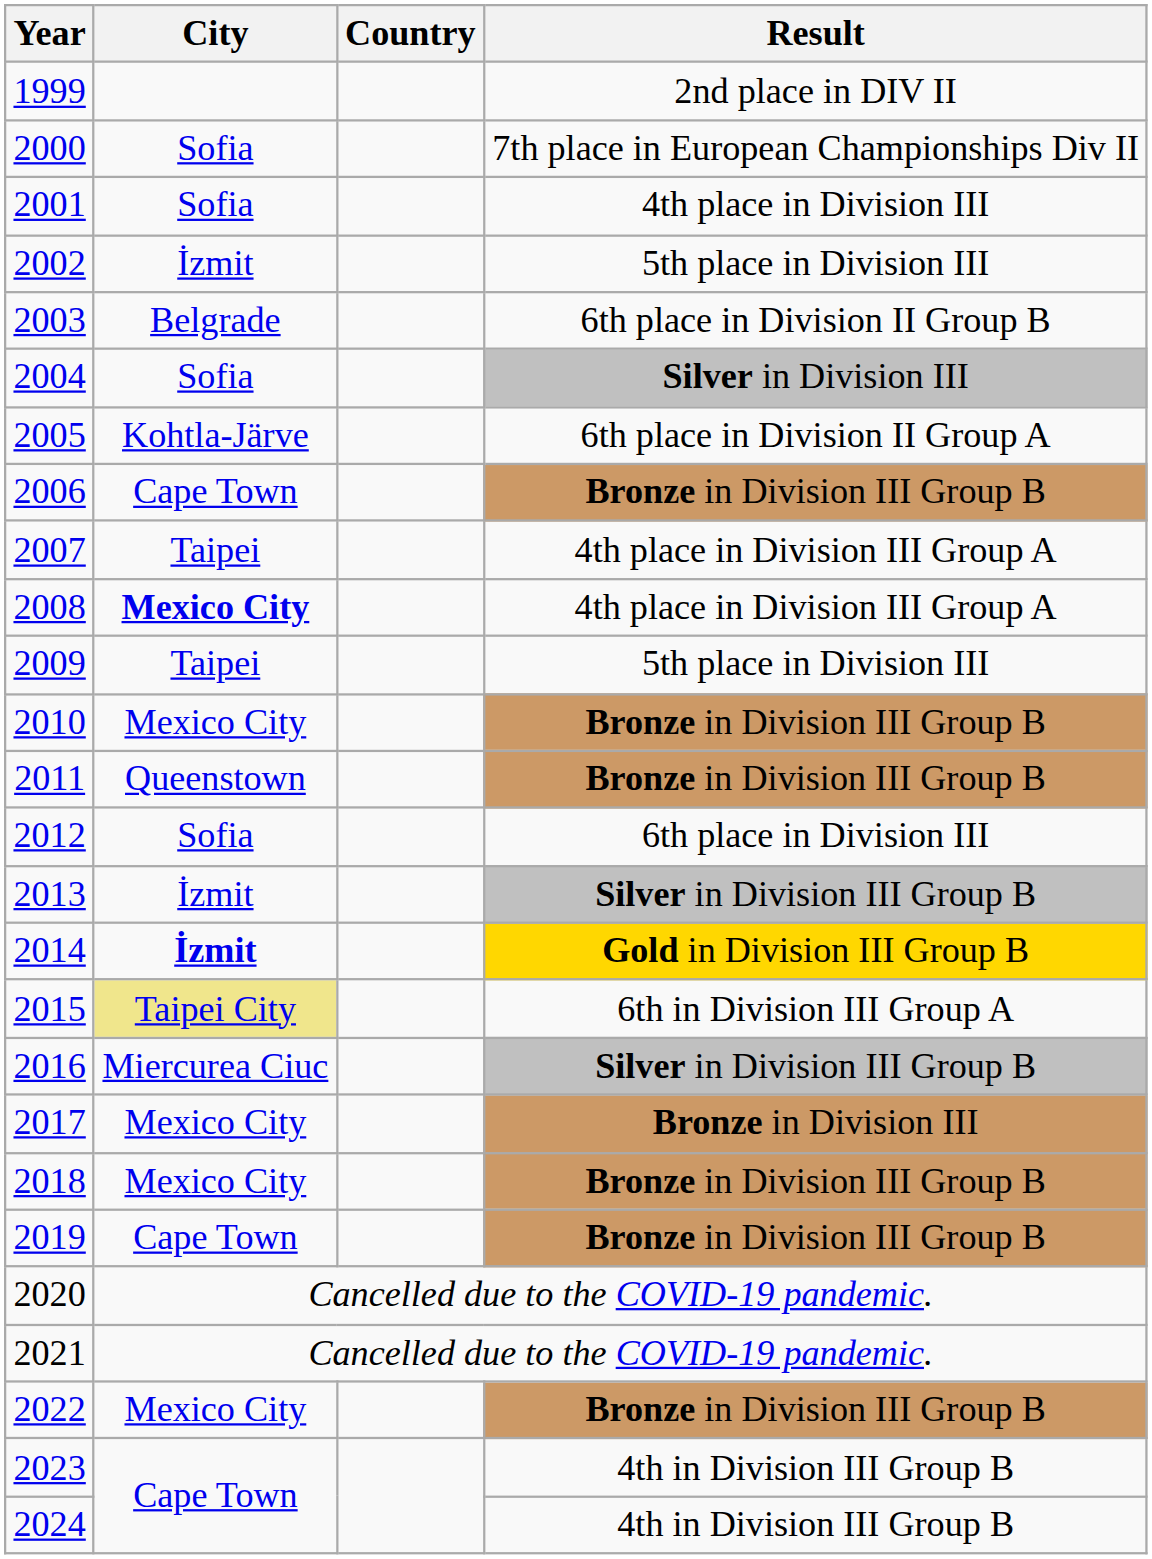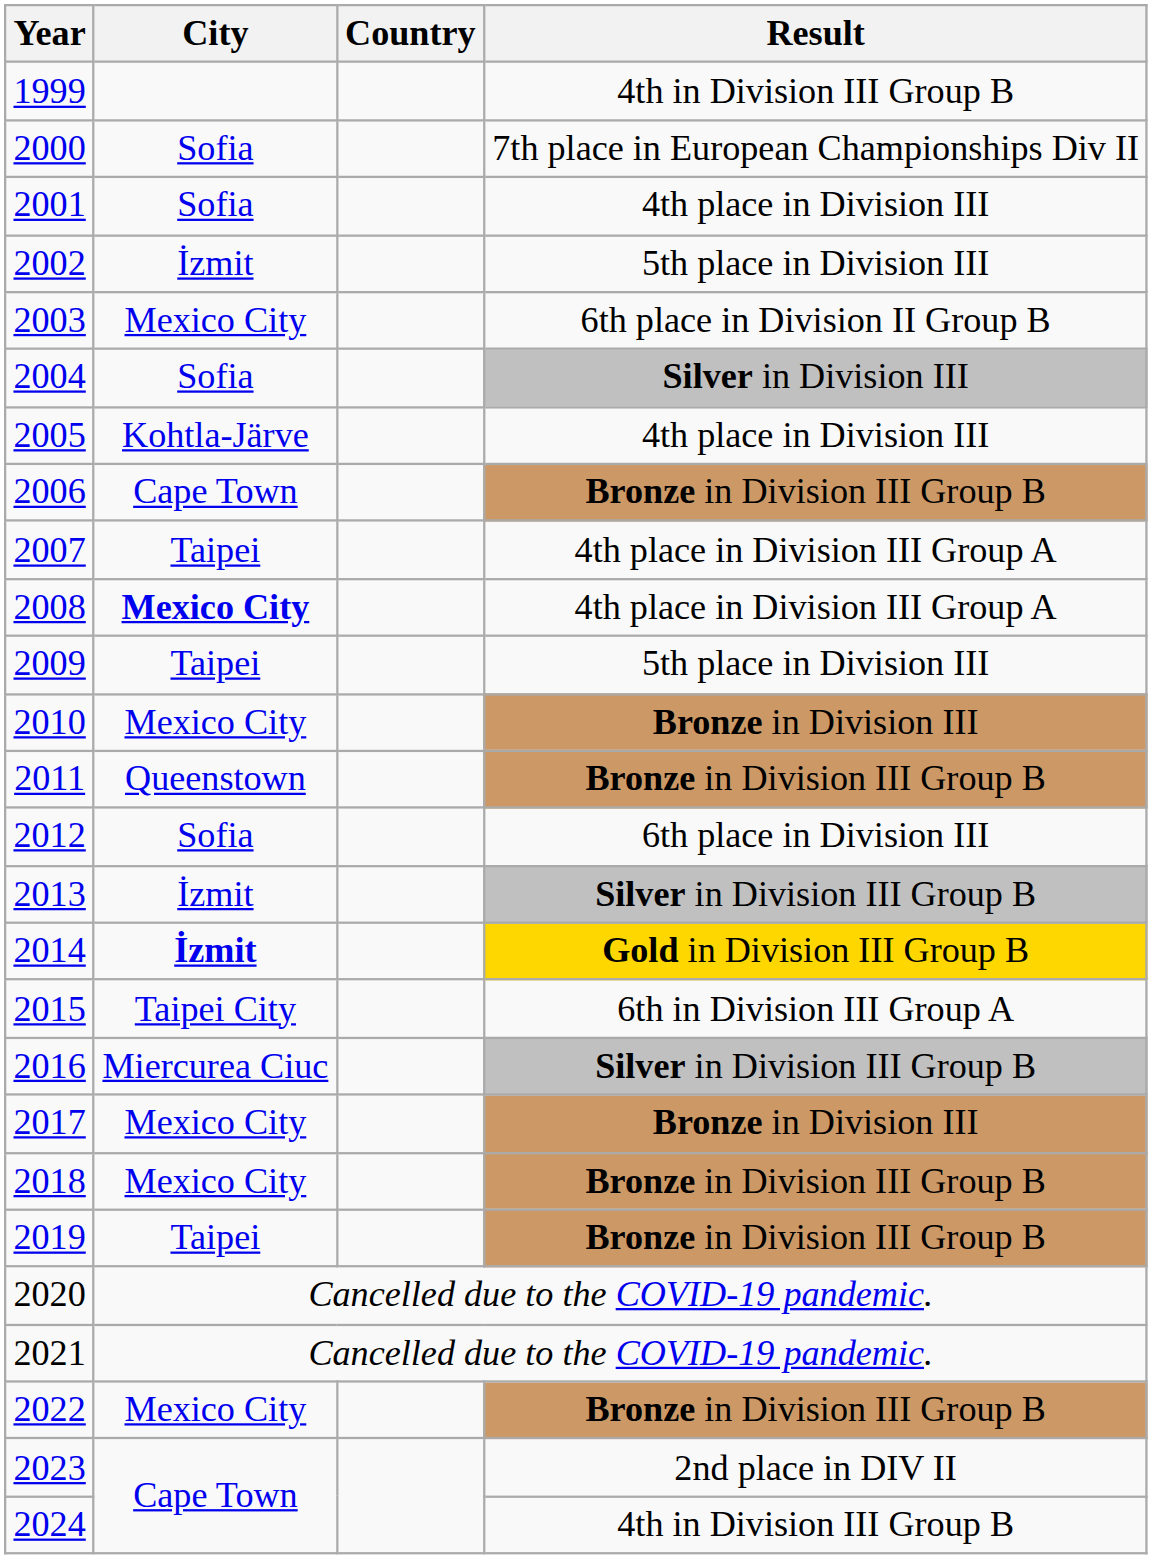(816, 90) 2nd place in DIV II -> (816, 90) 4th in Division III Group B
(215, 319) Belgrade -> (215, 319) Mexico City
(816, 434) 6th place in Division II Group A -> (816, 434) 4th place in Division III
(816, 721) Bronze in Division III Group B -> (816, 721) Bronze in Division III
(215, 1008) khaki background -> (215, 1008) no background
(215, 1237) Cape Town -> (215, 1237) Taipei
(816, 1466) 4th in Division III Group B -> (816, 1466) 2nd place in DIV II
